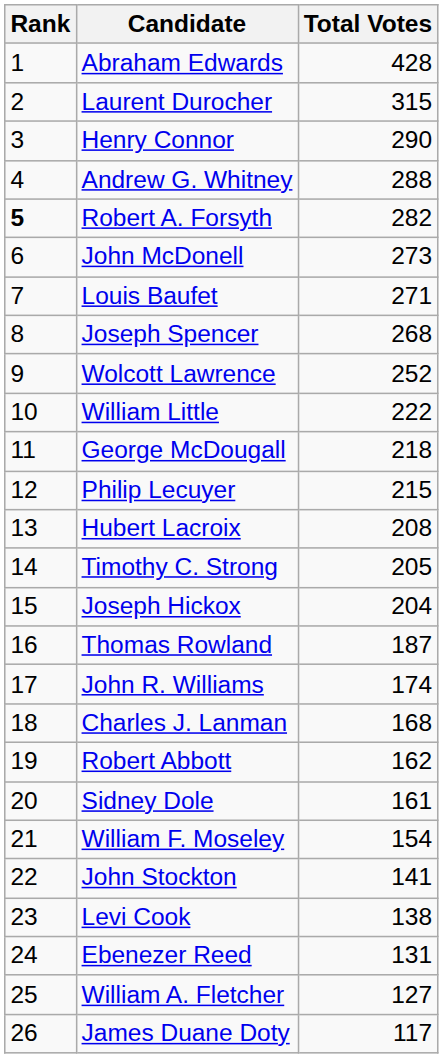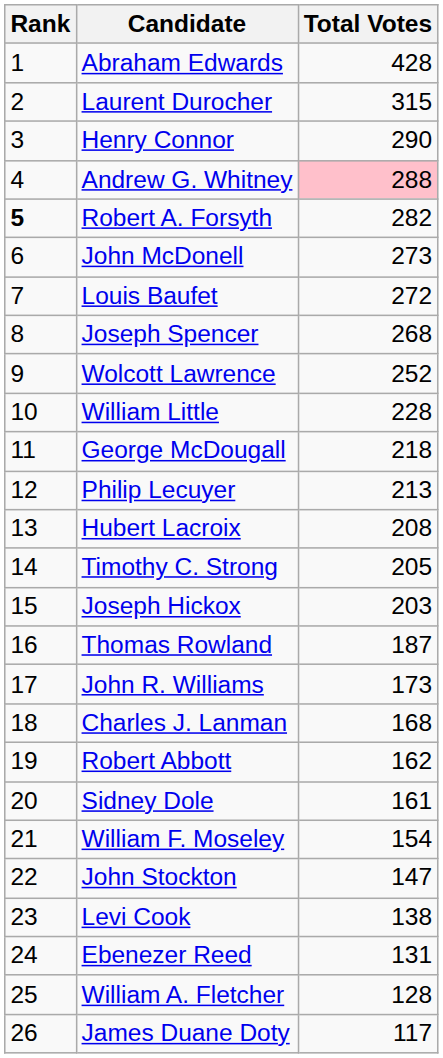(412, 179) no background -> (412, 179) pink background
(412, 295) 271 -> (412, 295) 272
(412, 412) 222 -> (412, 412) 228
(412, 489) 215 -> (412, 489) 213
(412, 606) 204 -> (412, 606) 203
(412, 683) 174 -> (412, 683) 173
(412, 878) 141 -> (412, 878) 147
(412, 994) 127 -> (412, 994) 128
